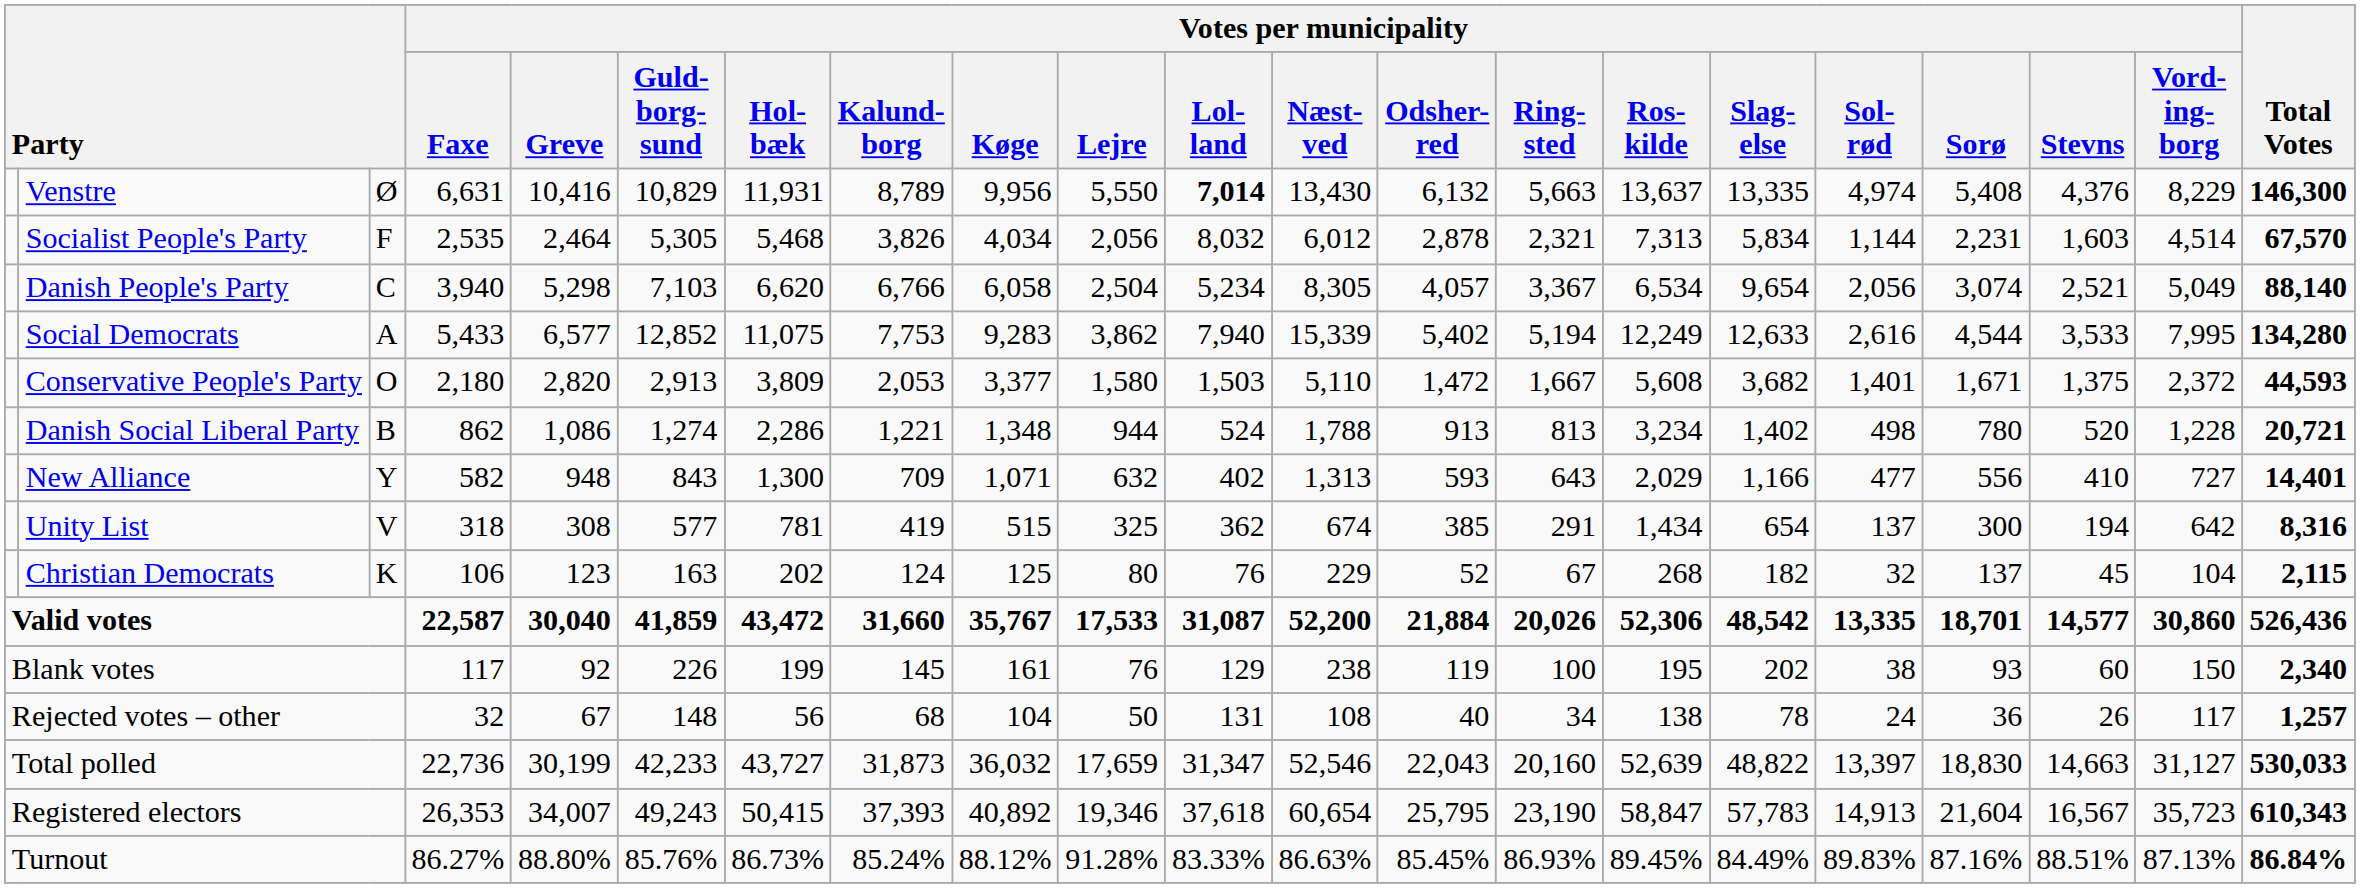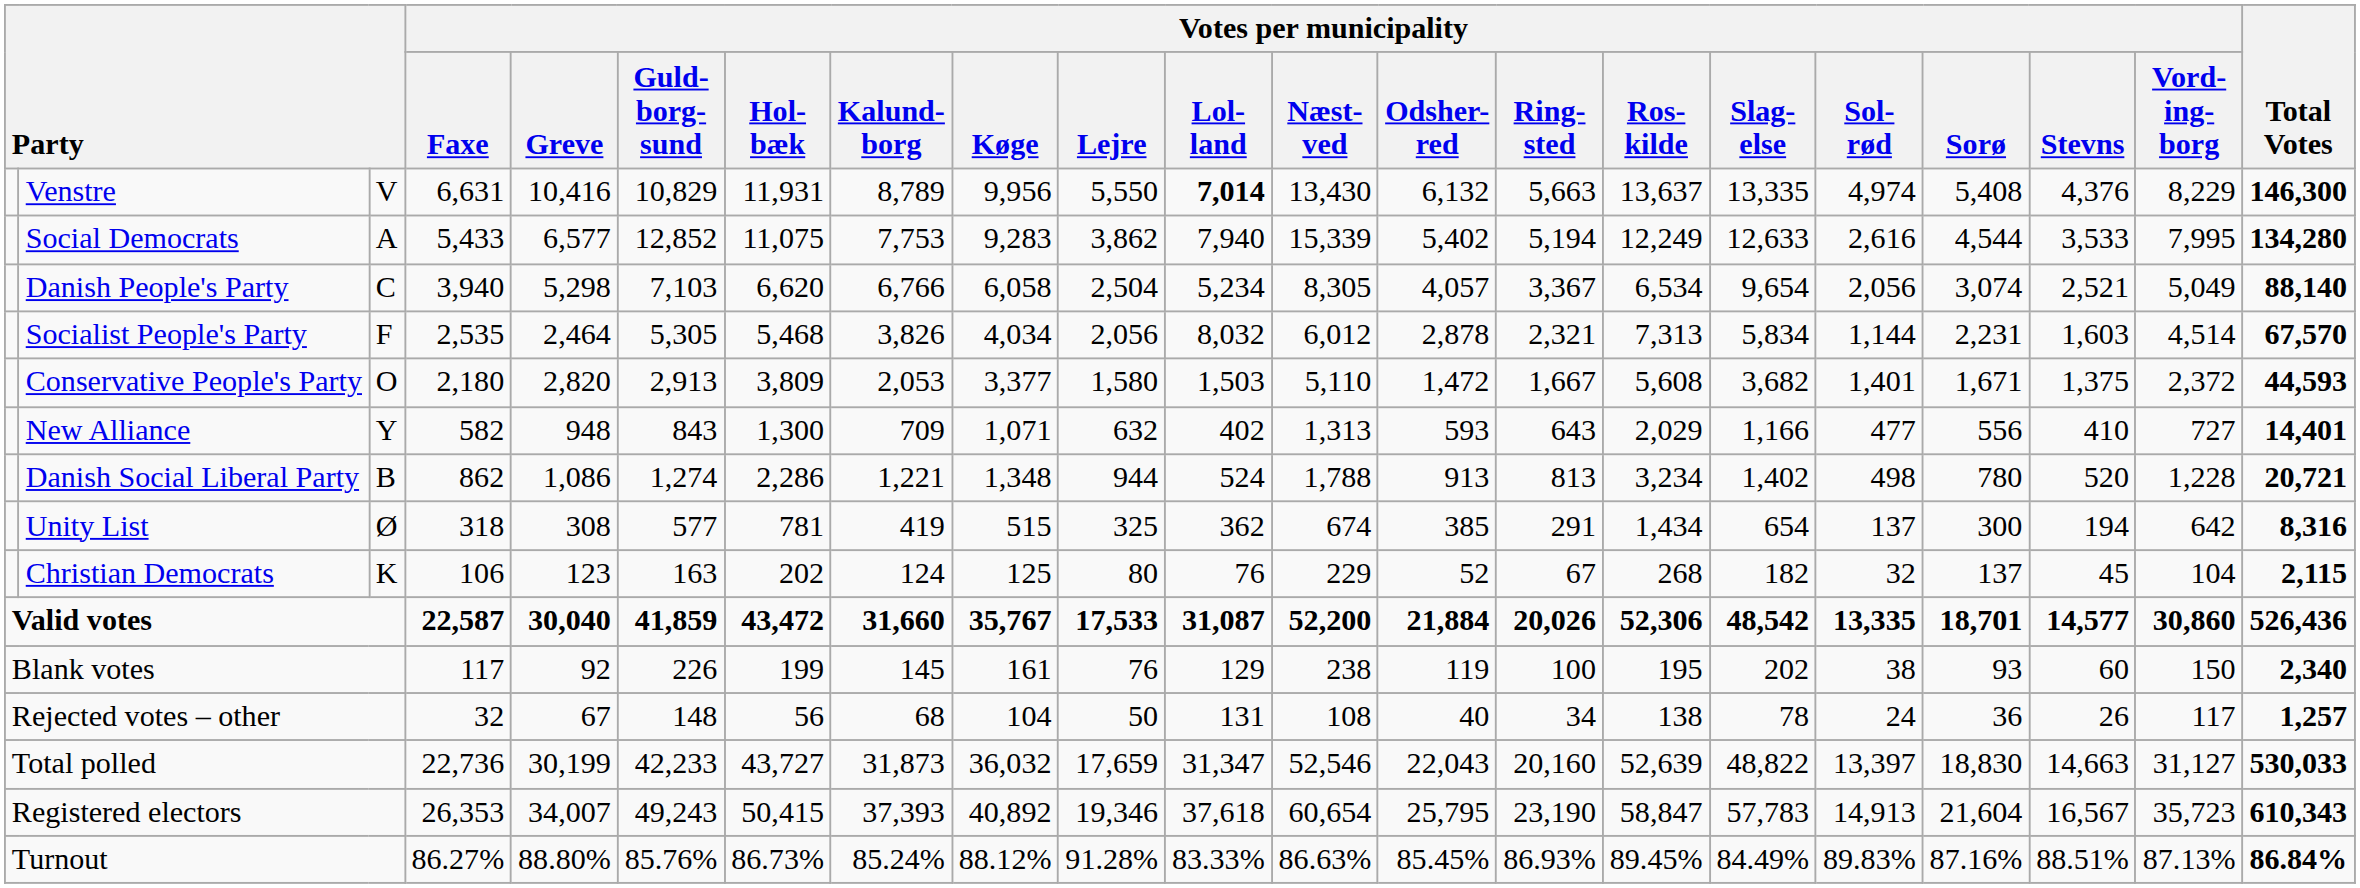(387, 191) Ø -> (387, 191) V
rows swapped: (132, 334) <-> (166, 239)
rows swapped: (192, 429) <-> (108, 477)
(387, 525) V -> (387, 525) Ø
